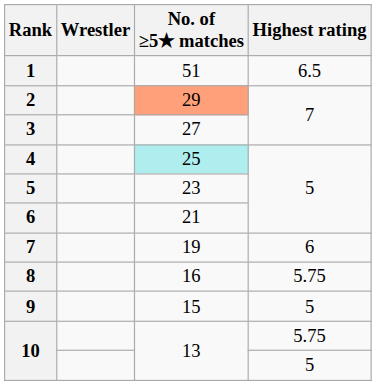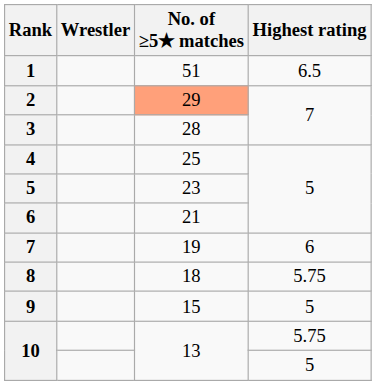(191, 129) 27 -> (191, 129) 28
(191, 158) paleturquoise background -> (191, 158) no background
(191, 276) 16 -> (191, 276) 18
